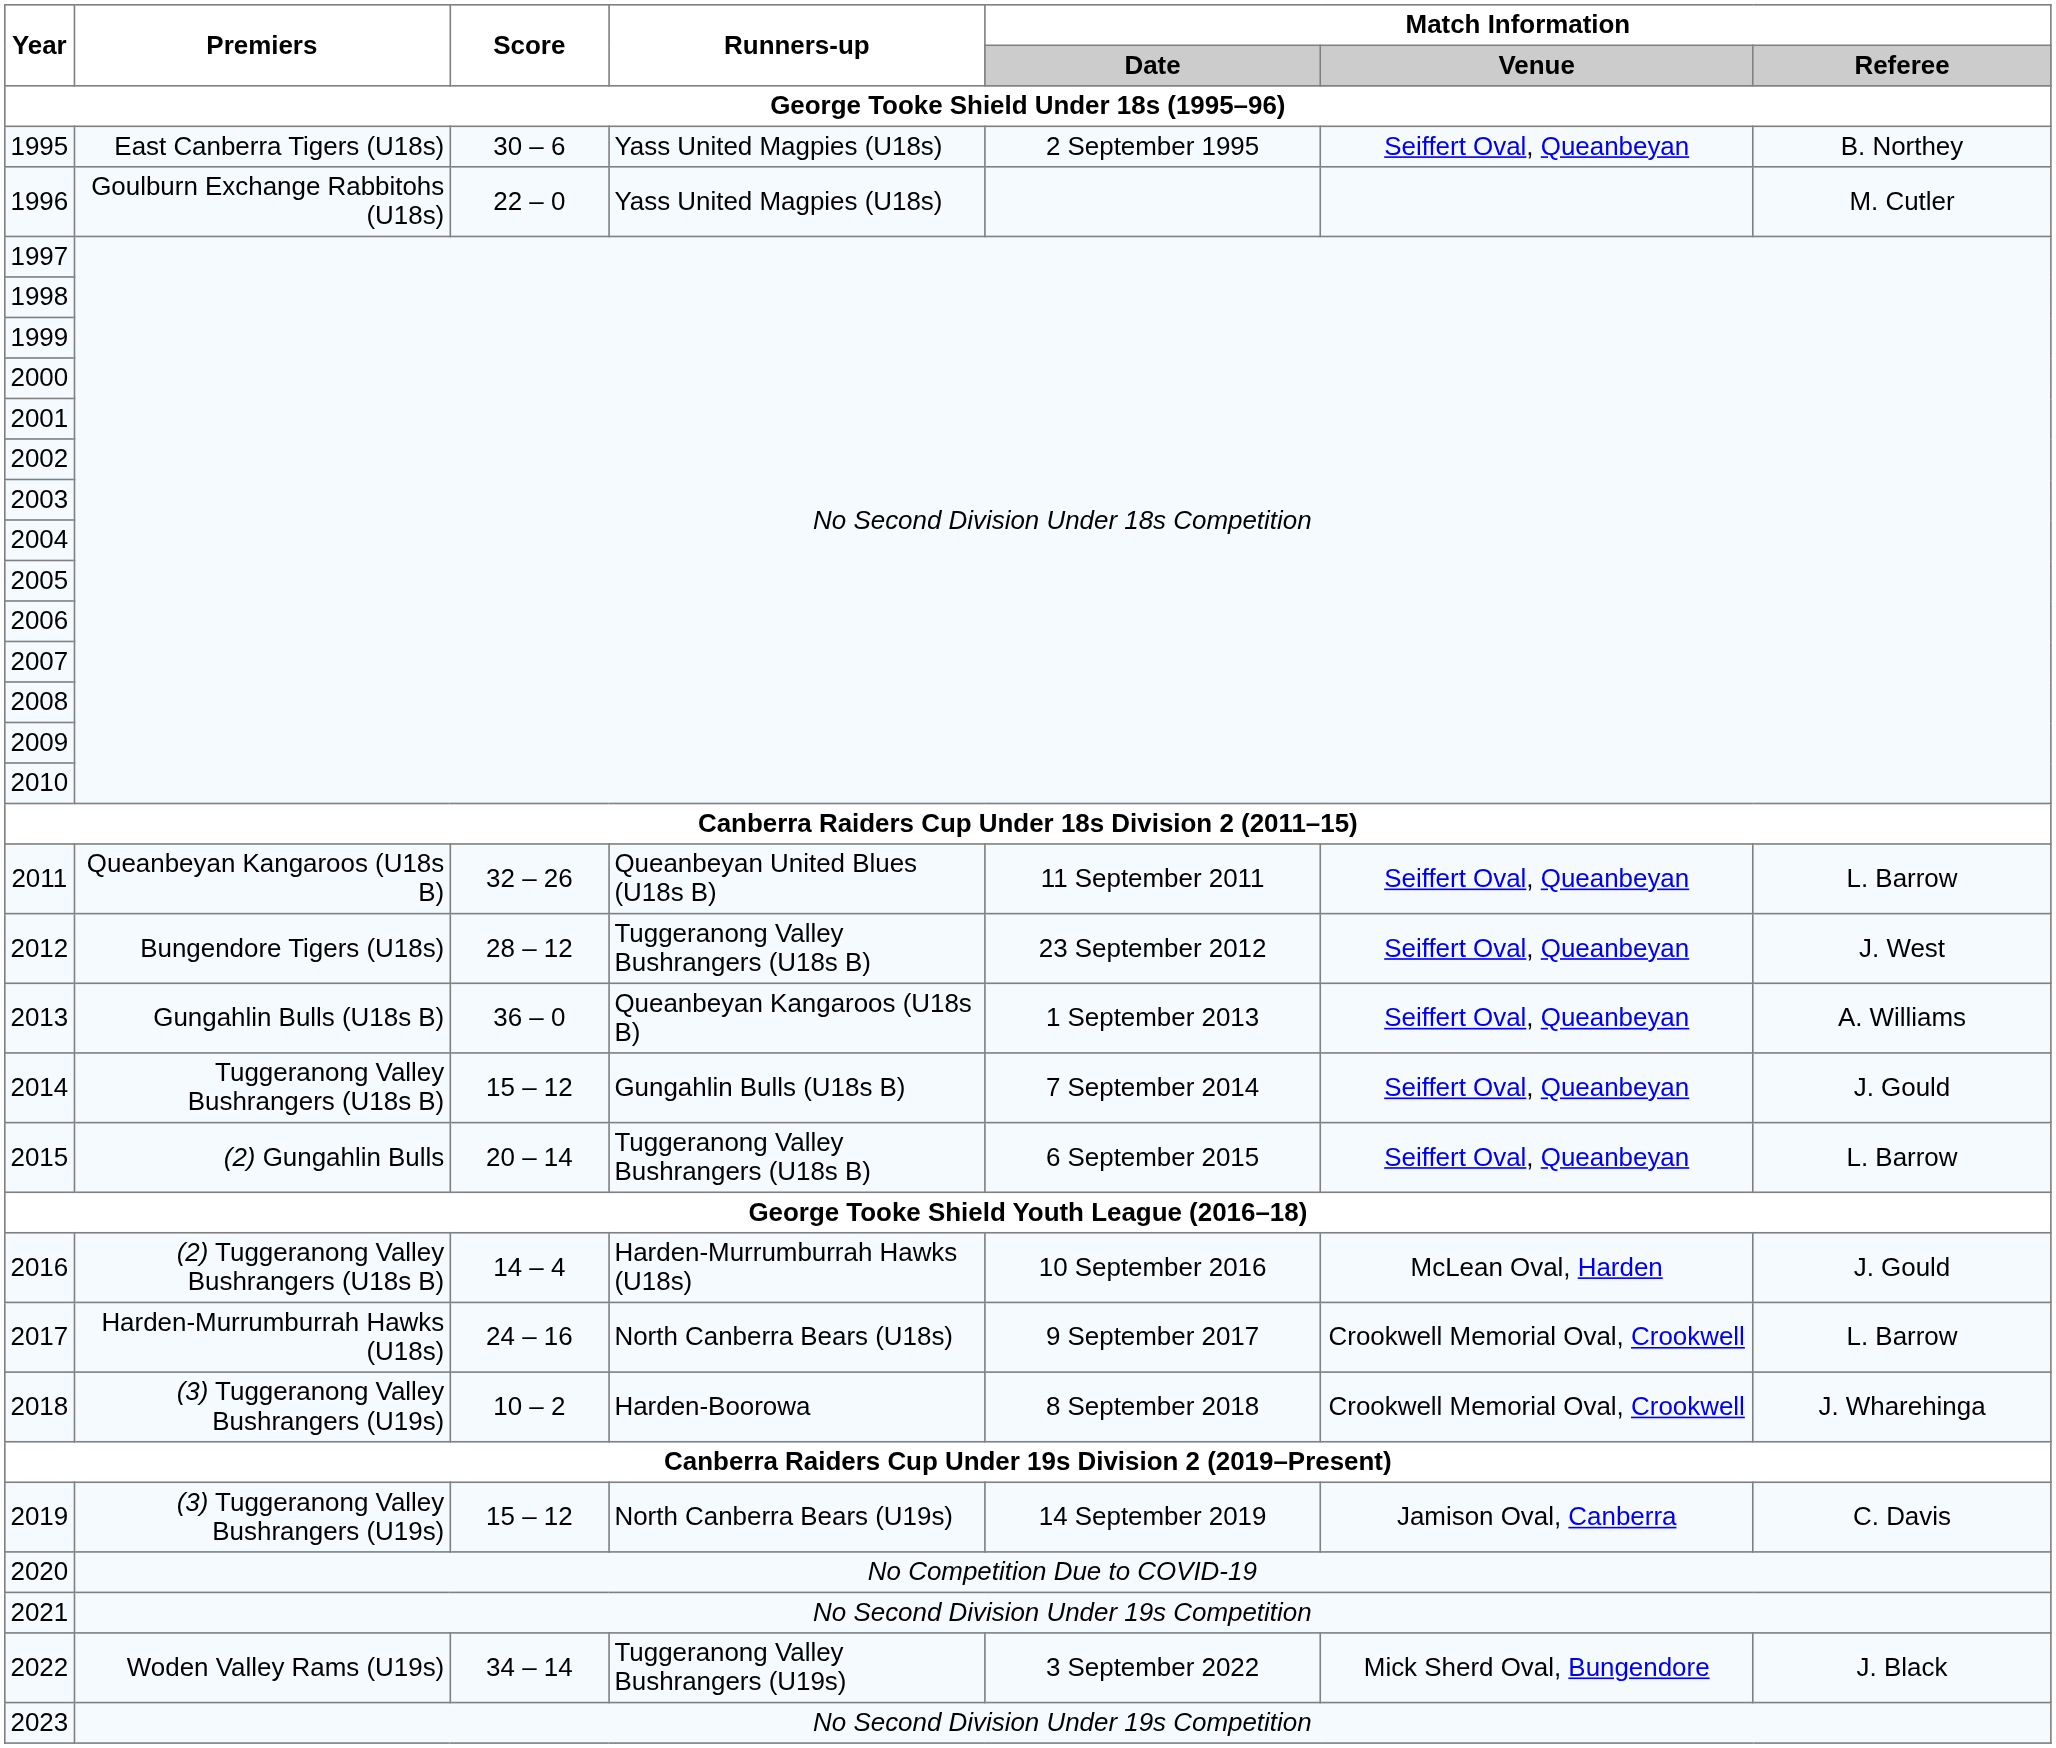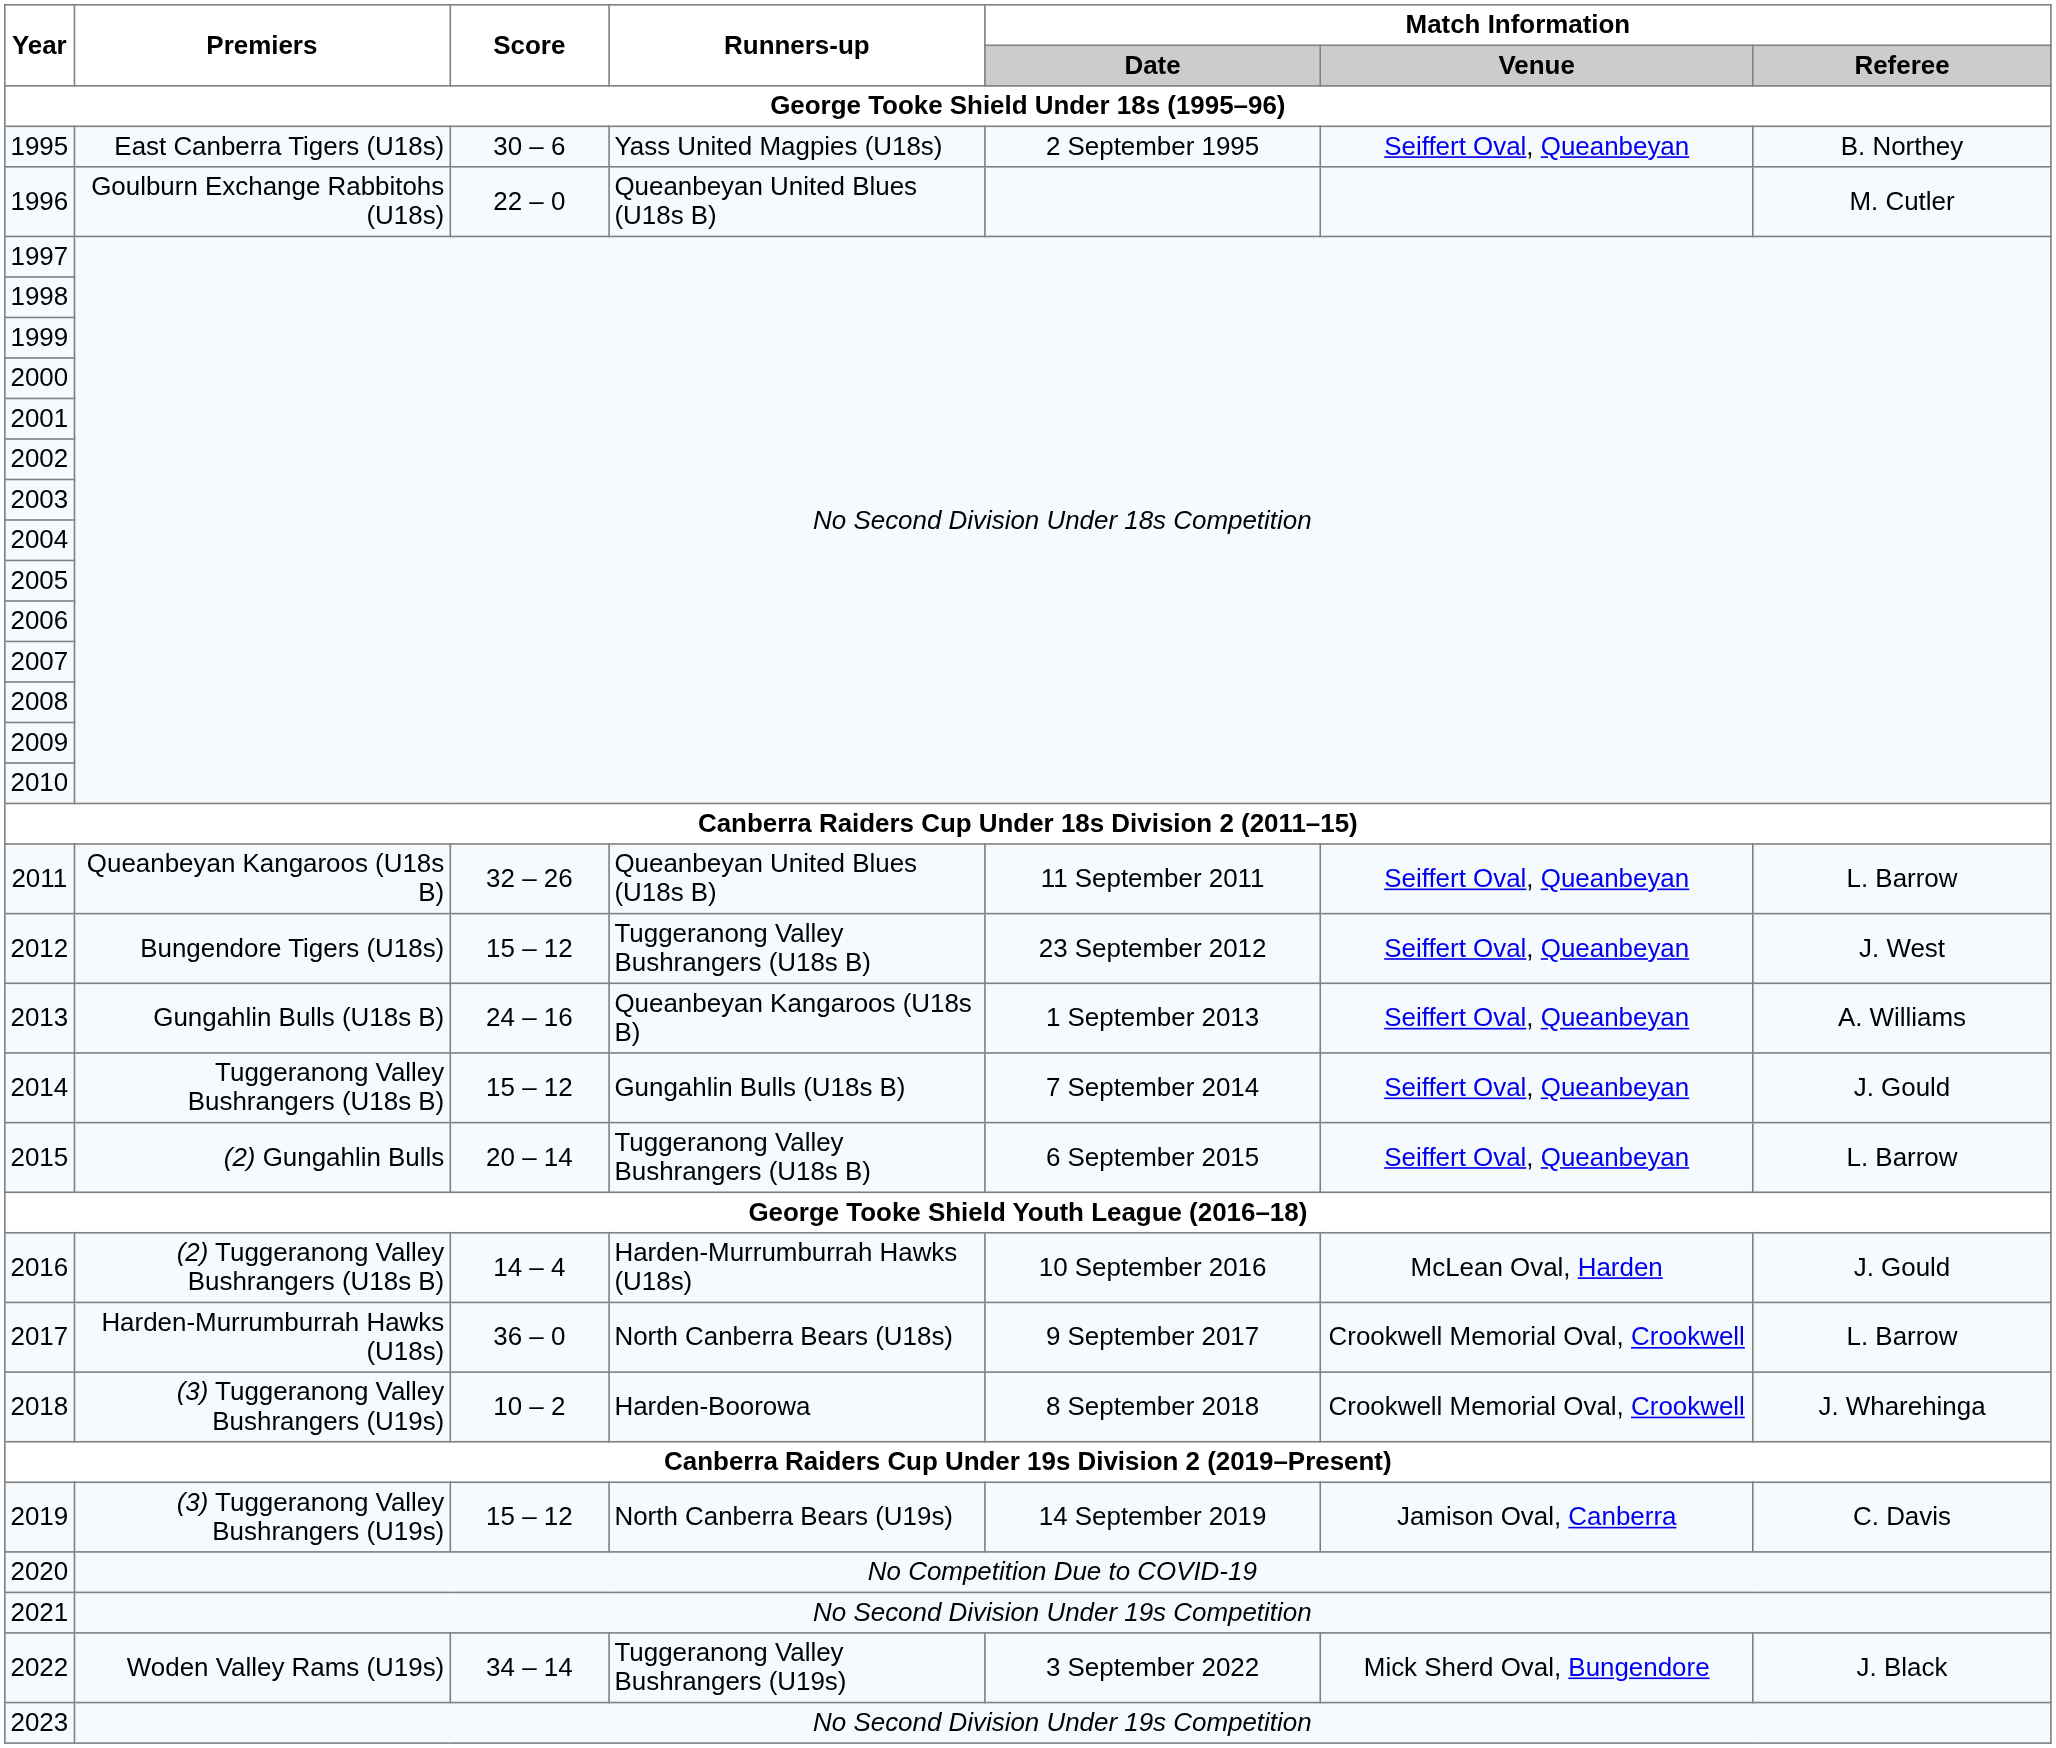(778, 201) Yass United Magpies (U18s) -> (766, 201) Queanbeyan United Blues (U18s B)
(529, 948) 28 – 12 -> (529, 948) 15 – 12
(529, 1017) 36 – 0 -> (529, 1017) 24 – 16
(529, 1336) 24 – 16 -> (529, 1336) 36 – 0
